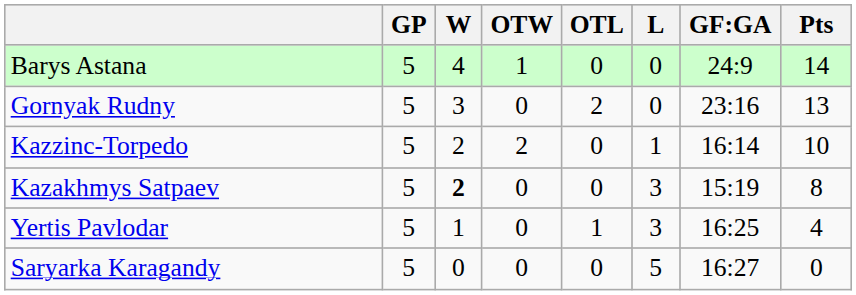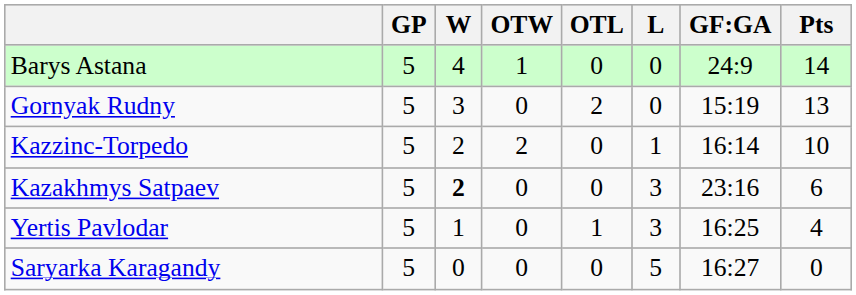(730, 106) 23:16 -> (730, 106) 15:19
(730, 187) 15:19 -> (730, 187) 23:16
(816, 187) 8 -> (816, 187) 6
